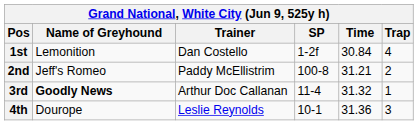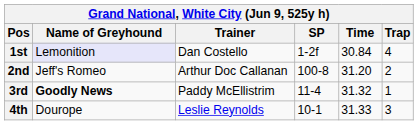(65, 52) no background -> (65, 52) lavender background
(226, 71) Paddy McEllistrim -> (233, 71) Arthur Doc Callanan
(356, 71) 31.21 -> (356, 71) 31.20
(233, 91) Arthur Doc Callanan -> (226, 91) Paddy McEllistrim
(356, 110) 31.36 -> (356, 110) 31.33
